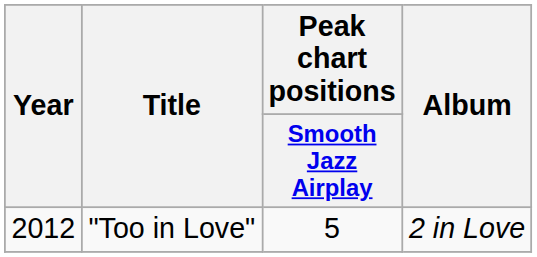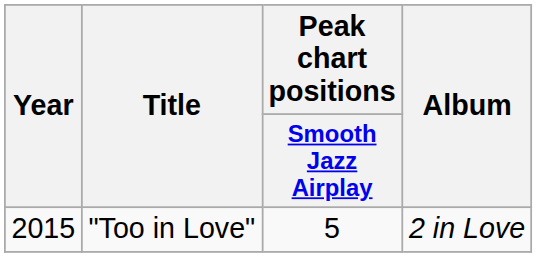(43, 228) 2012 -> (43, 228) 2015
